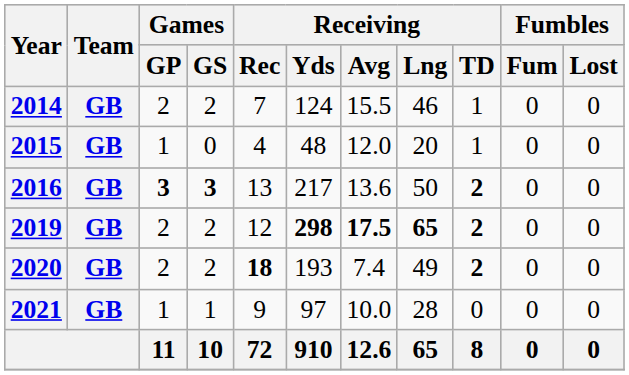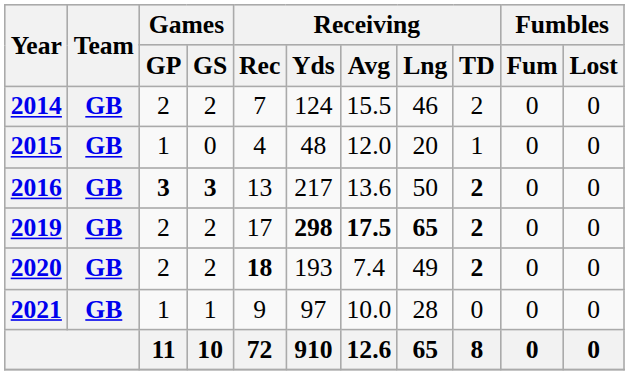(477, 106) 1 -> (477, 106) 2
(260, 227) 12 -> (260, 227) 17
